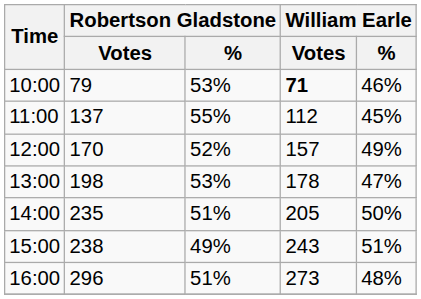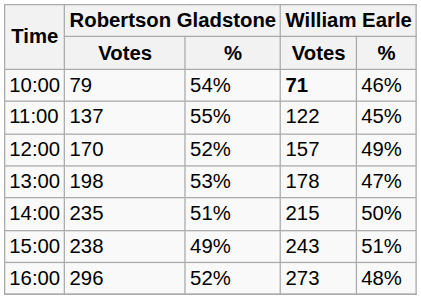(210, 85) 53% -> (210, 85) 54%
(302, 117) 112 -> (302, 117) 122
(302, 213) 205 -> (302, 213) 215
(210, 278) 51% -> (210, 278) 52%
